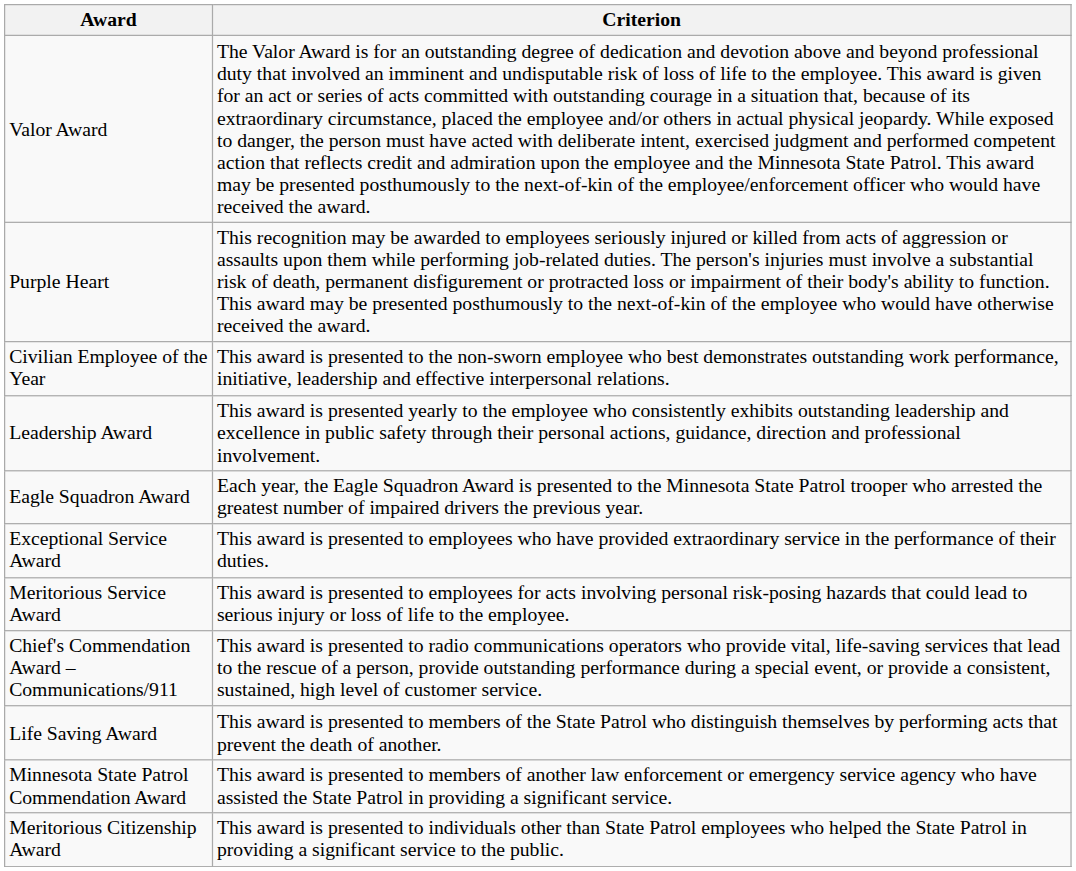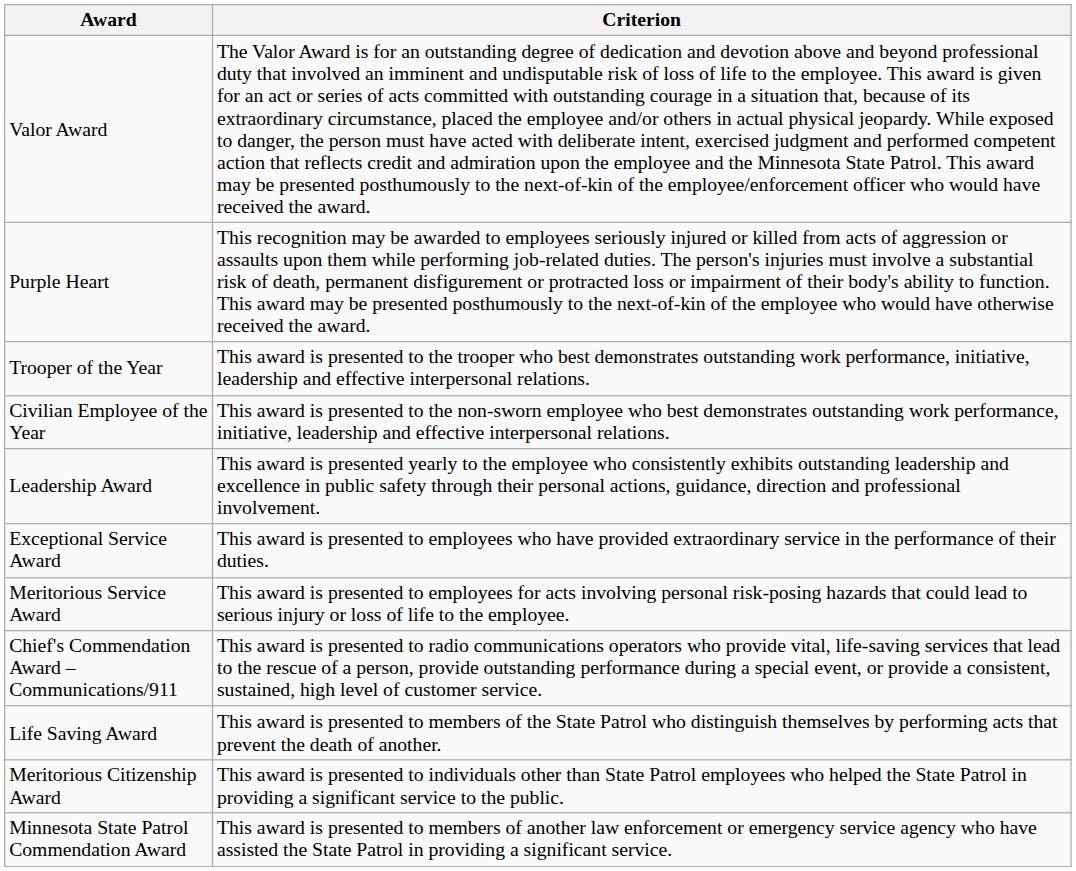+ row: (86, 368)
- row: (100, 497)
rows swapped: (99, 786) <-> (103, 839)
